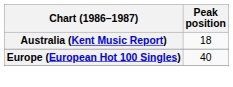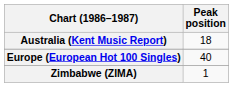+ row: (94, 73)
